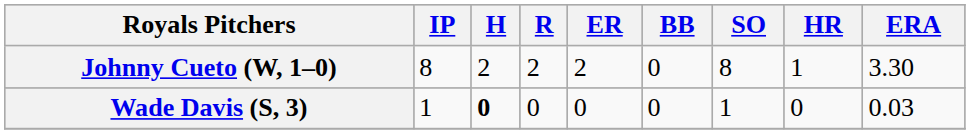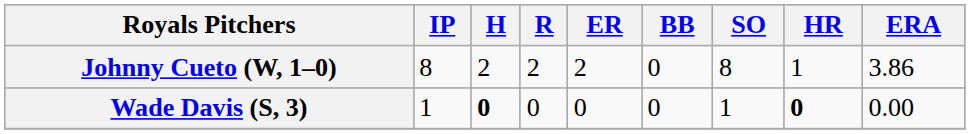(891, 66) 3.30 -> (891, 66) 3.86
(797, 107) normal -> (797, 107) bold
(891, 107) 0.03 -> (891, 107) 0.00
